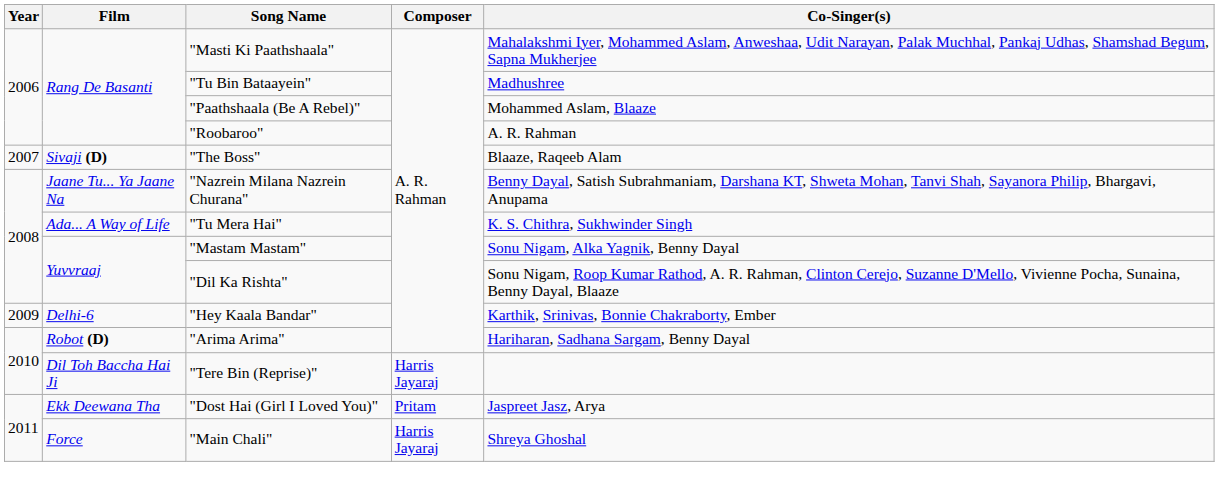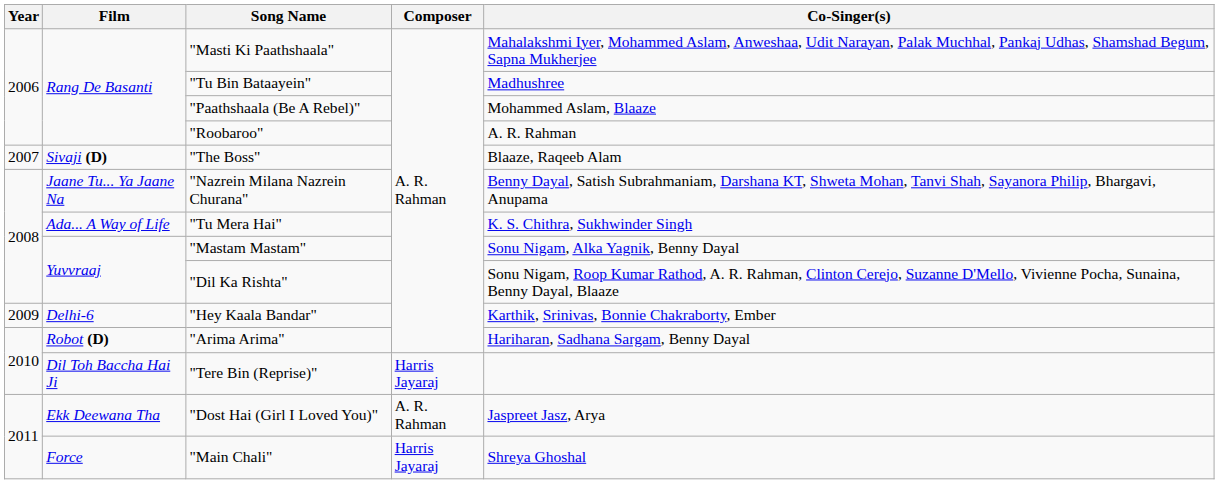(415, 406) Pritam -> (421, 415) A. R. Rahman
